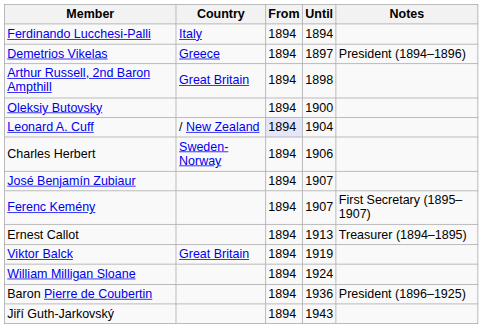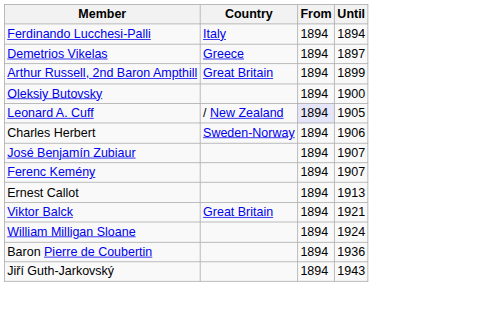- column: (407, 14)
(319, 80) 1898 -> (351, 73) 1899
(319, 127) 1904 -> (351, 113) 1905
(319, 254) 1919 -> (351, 212) 1921
